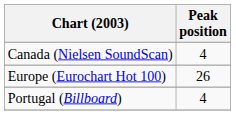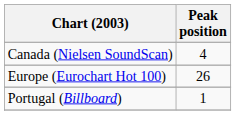(203, 98) 4 -> (203, 98) 1
